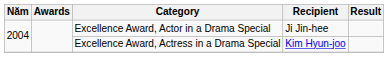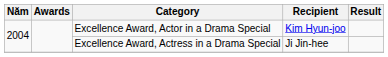(307, 28) Ji Jin-hee -> (315, 28) Kim Hyun-joo
(315, 44) Kim Hyun-joo -> (307, 44) Ji Jin-hee
